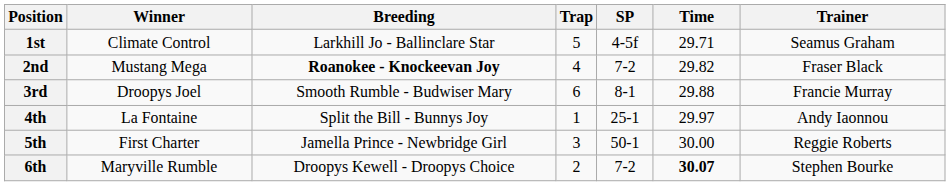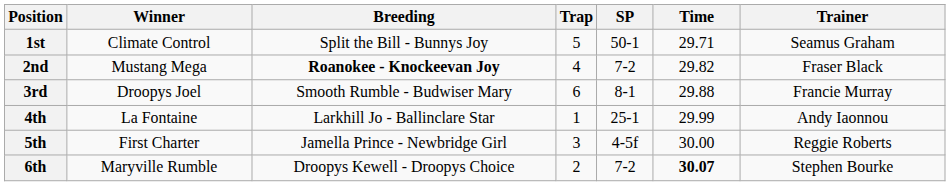(404, 42) Larkhill Jo - Ballinclare Star -> (404, 42) Split the Bill - Bunnys Joy
(625, 42) 4-5f -> (625, 42) 50-1
(404, 117) Split the Bill - Bunnys Joy -> (404, 117) Larkhill Jo - Ballinclare Star
(697, 117) 29.97 -> (697, 117) 29.99
(625, 142) 50-1 -> (625, 142) 4-5f
